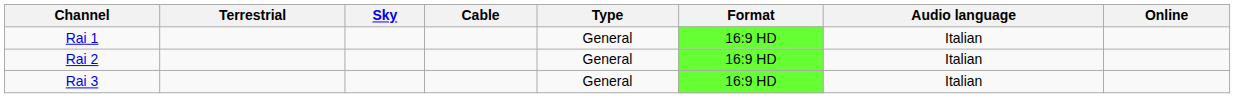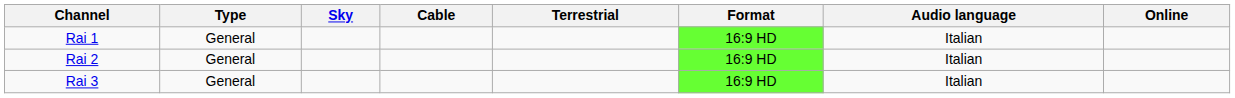columns swapped: (607, 16) <-> (253, 16)
